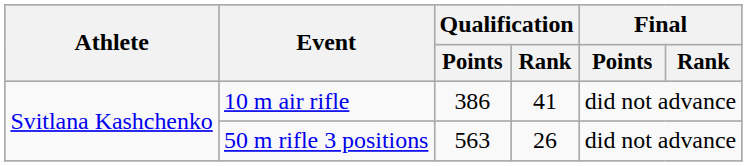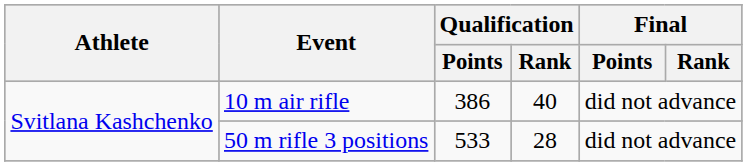(545, 101) 41 -> (545, 101) 40
(472, 140) 563 -> (472, 140) 533
(545, 140) 26 -> (545, 140) 28
